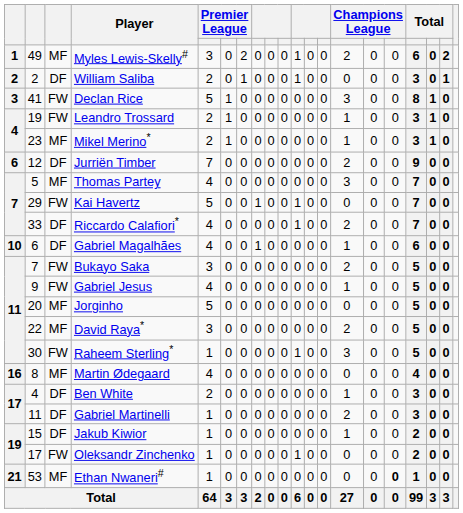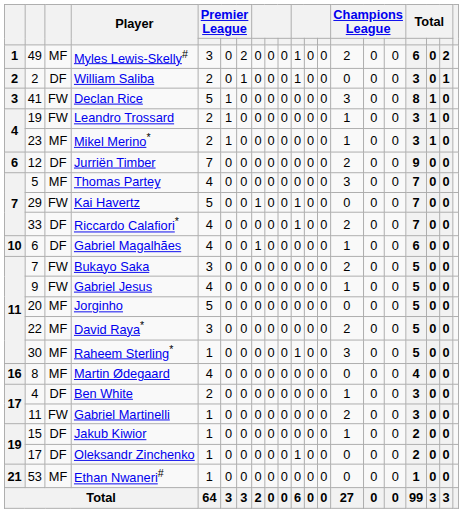(58, 351) FW -> (58, 351) MF
(58, 414) DF -> (58, 414) FW
(58, 454) FW -> (58, 454) DF
(395, 476) bold -> (395, 476) normal
